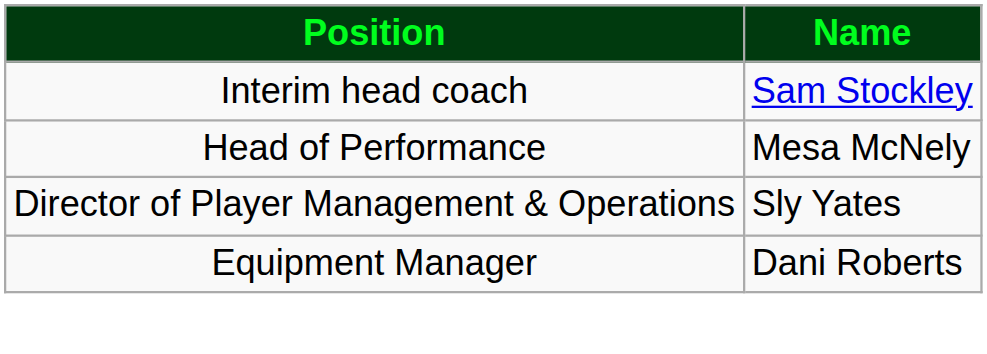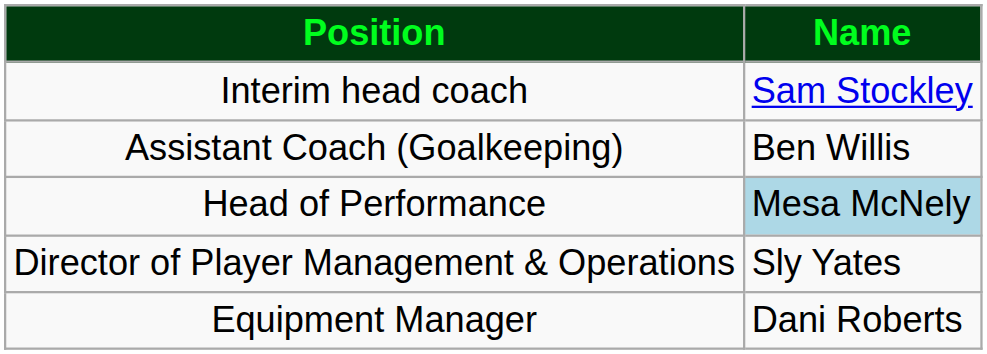+ row: (374, 147)
(861, 147) no background -> (861, 205) lightblue background
